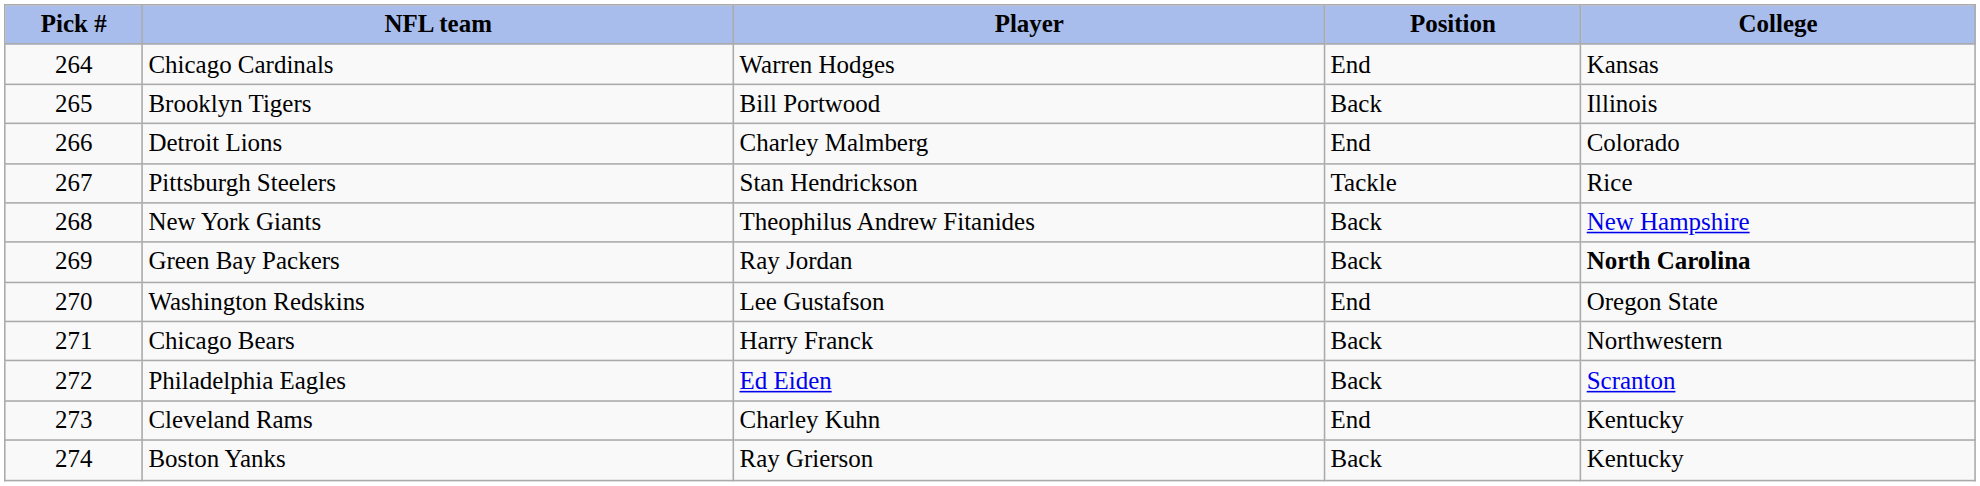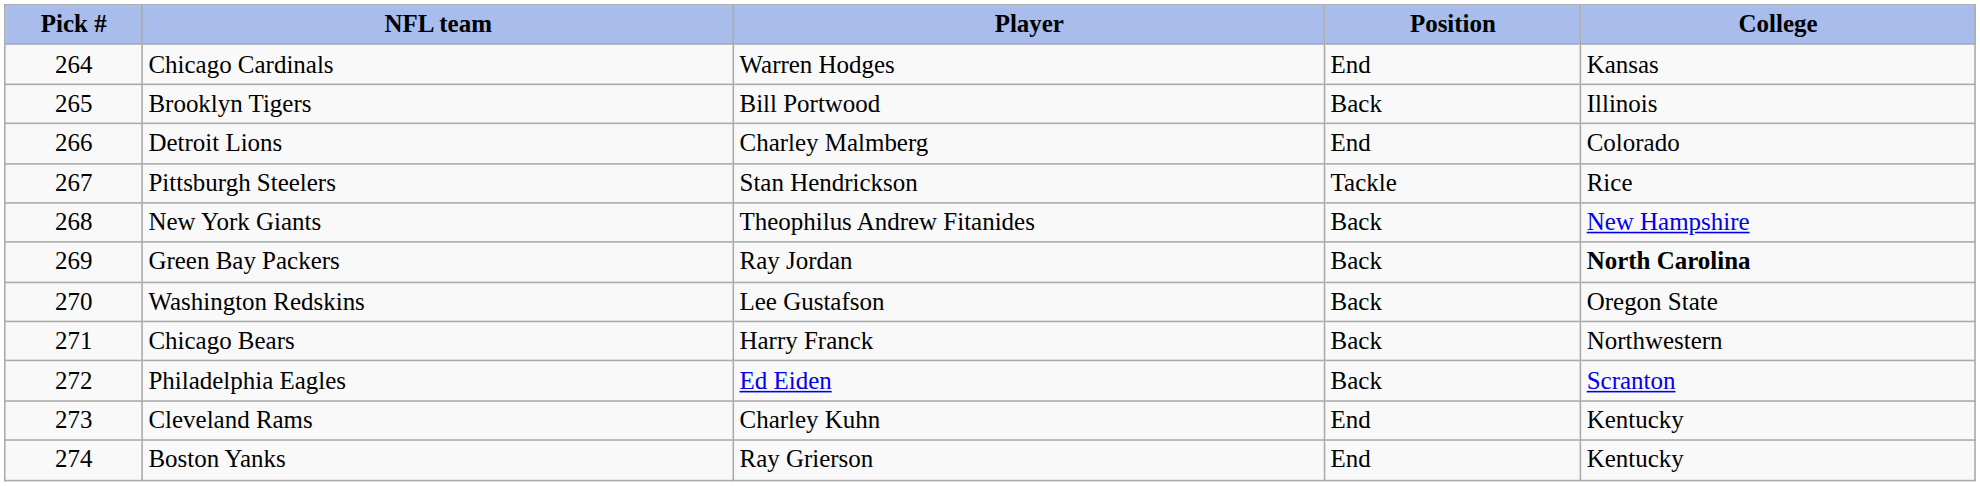(1351, 301) End -> (1356, 301) Back
(1356, 459) Back -> (1351, 459) End
